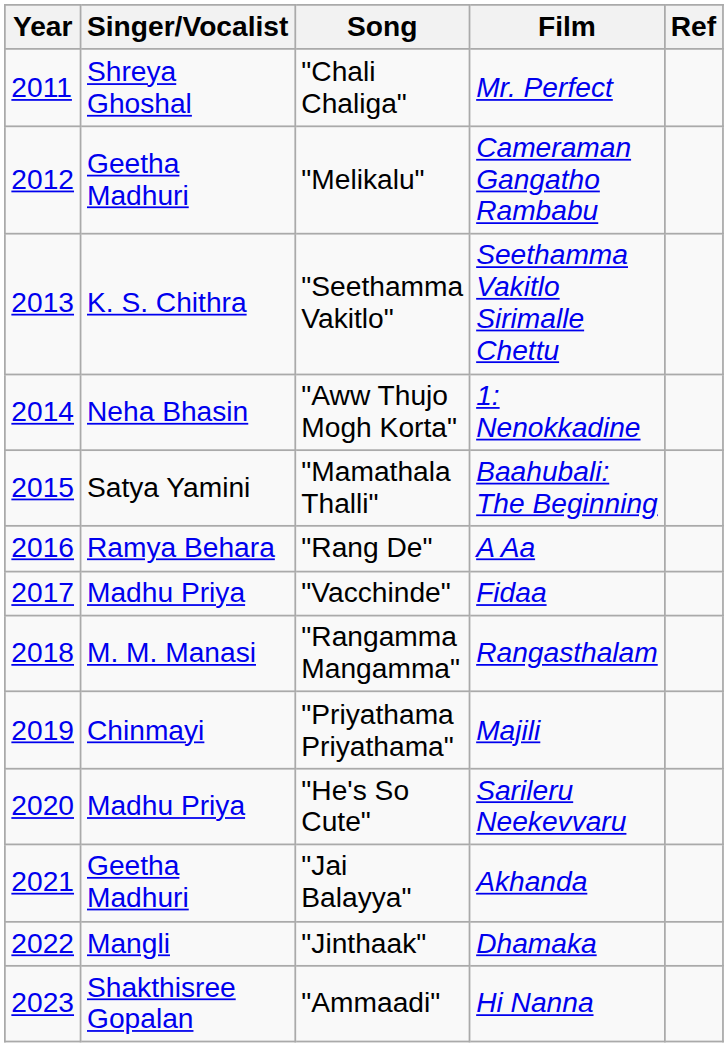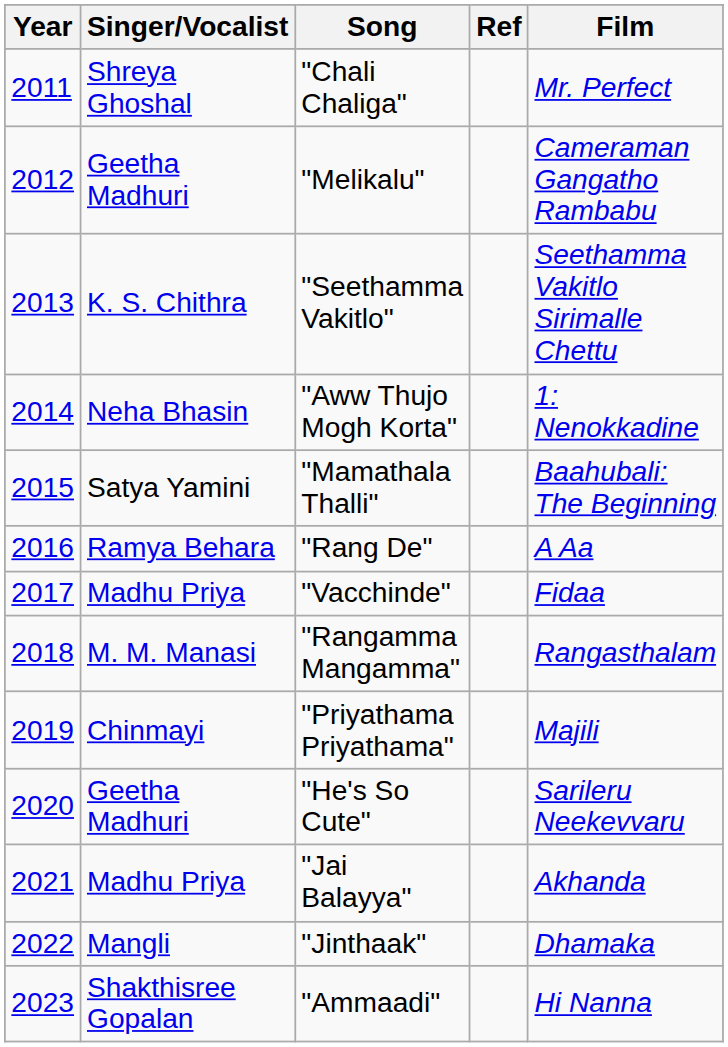columns swapped: (567, 26) <-> (693, 26)
(166, 806) Madhu Priya -> (138, 806) Geetha Madhuri
(138, 882) Geetha Madhuri -> (166, 882) Madhu Priya
